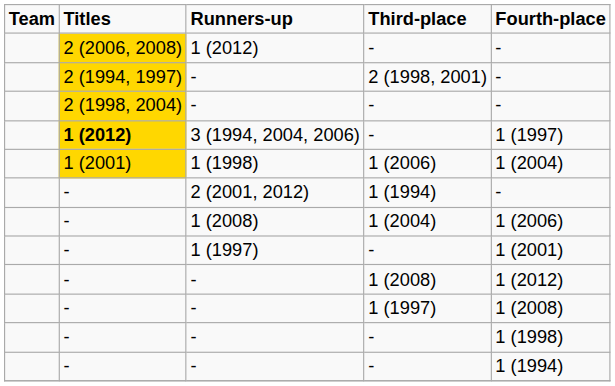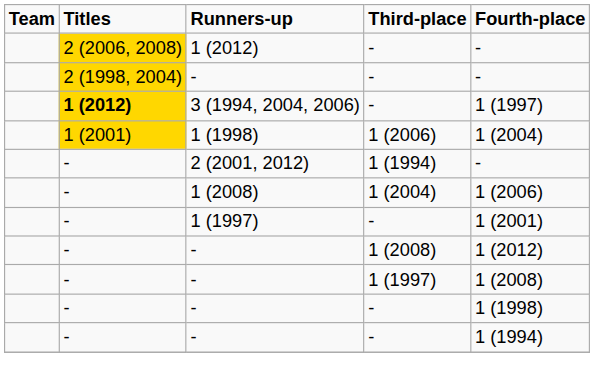- row: (194, 76)
